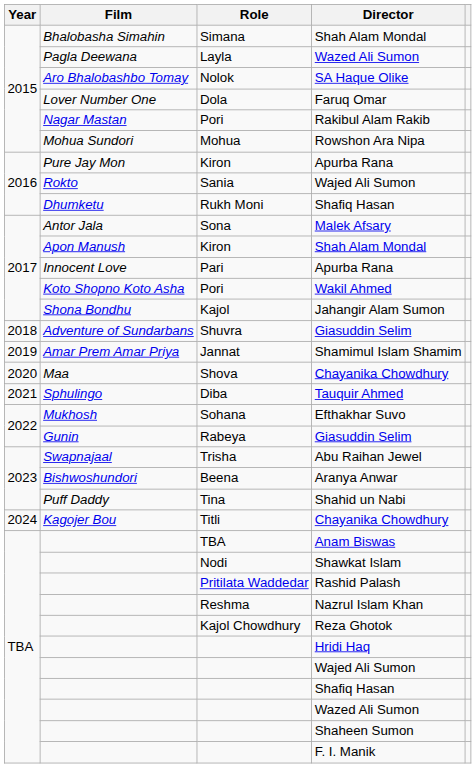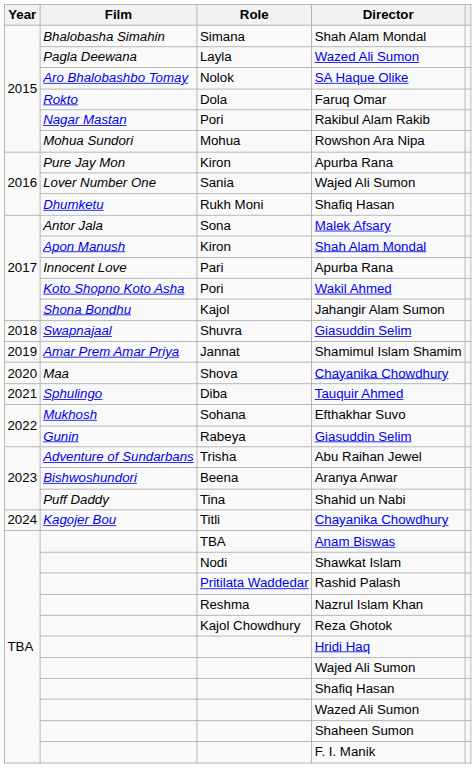(100, 99) Lover Number One -> (60, 99) Rokto
(60, 183) Rokto -> (100, 183) Lover Number One
(118, 330) Adventure of Sundarbans -> (77, 330) Swapnajaal
(77, 457) Swapnajaal -> (118, 457) Adventure of Sundarbans
